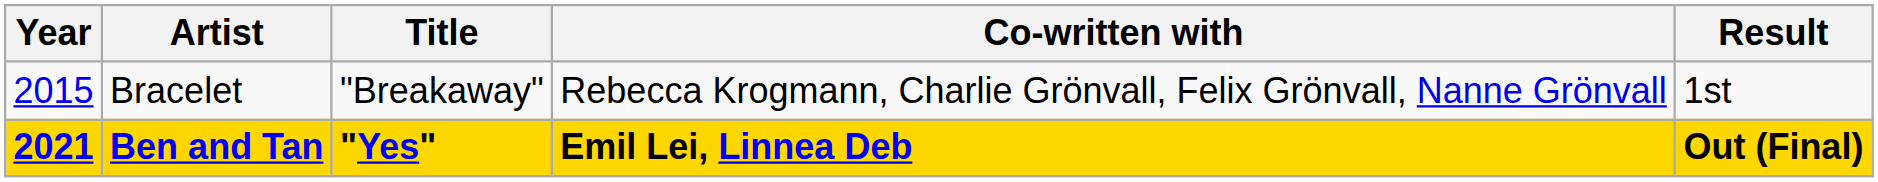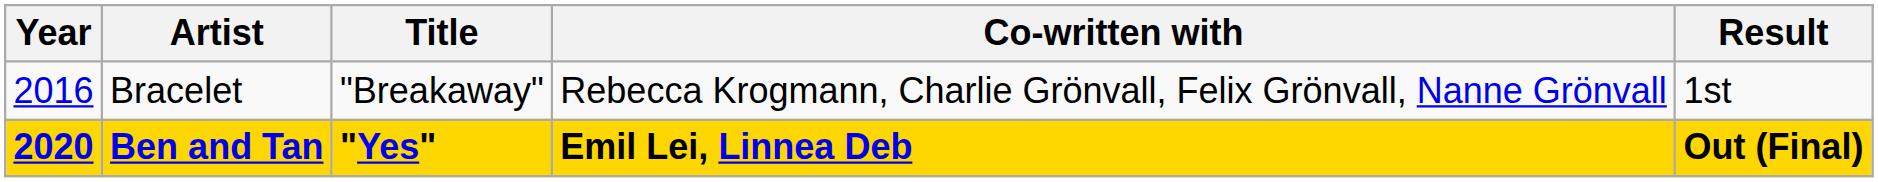(53, 90) 2015 -> (53, 90) 2016
(53, 147) 2021 -> (53, 147) 2020
